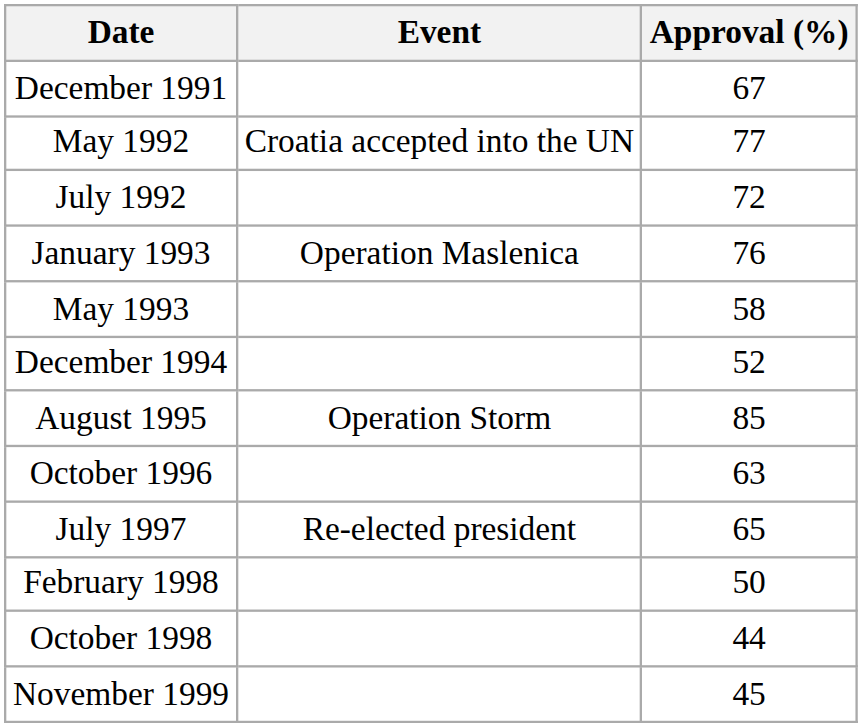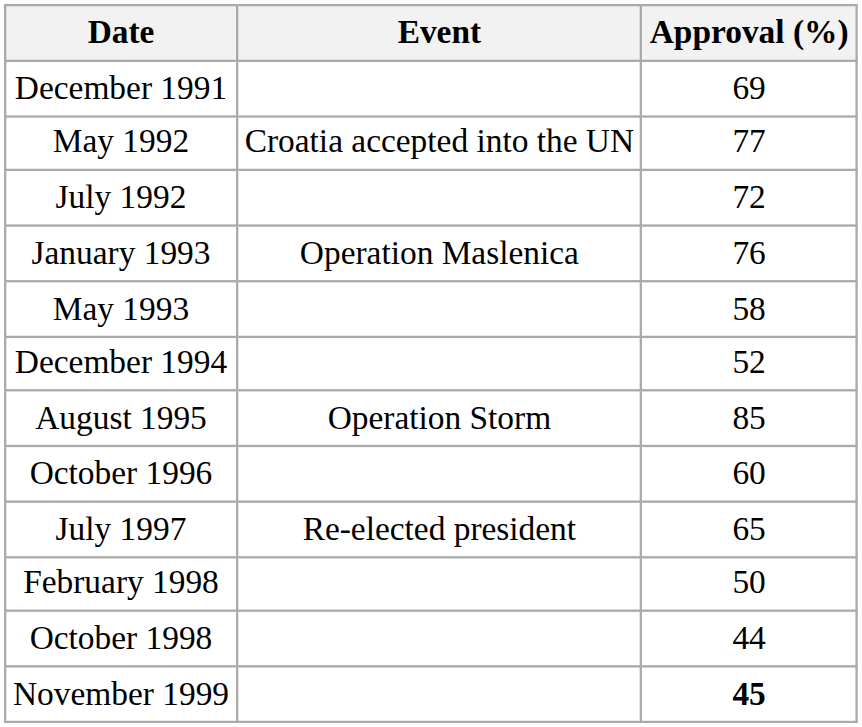(749, 87) 67 -> (749, 87) 69
(749, 473) 63 -> (749, 473) 60
(749, 693) normal -> (749, 693) bold
